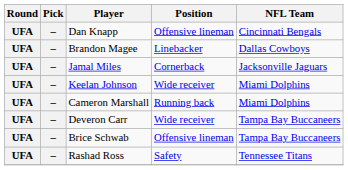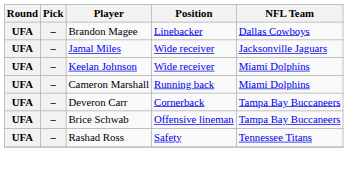- row: (93, 31)
(179, 66) Cornerback -> (184, 49) Wide receiver
(184, 120) Wide receiver -> (179, 102) Cornerback
